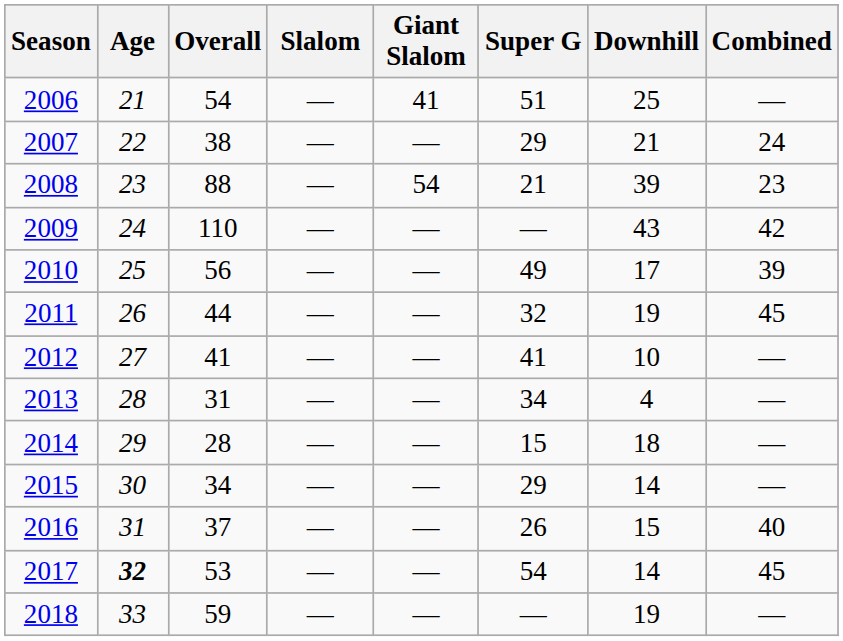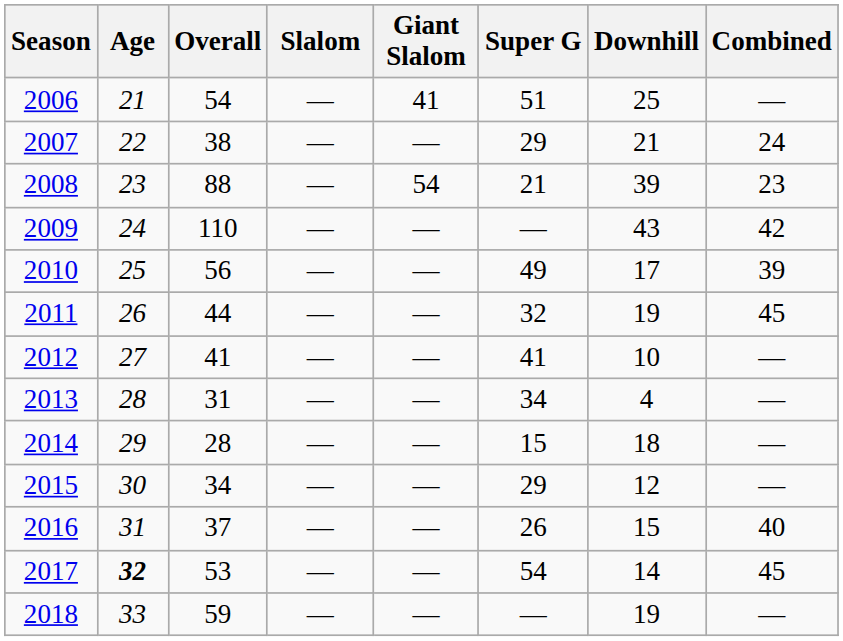(647, 485) 14 -> (647, 485) 12
